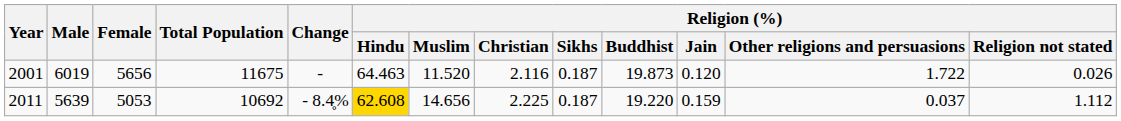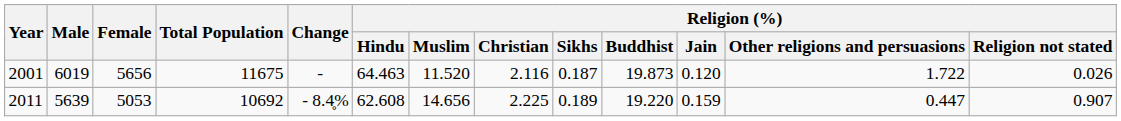(381, 101) gold background -> (381, 101) no background
(578, 101) 0.187 -> (578, 101) 0.189
(945, 101) 0.037 -> (945, 101) 0.447
(1093, 101) 1.112 -> (1093, 101) 0.907
